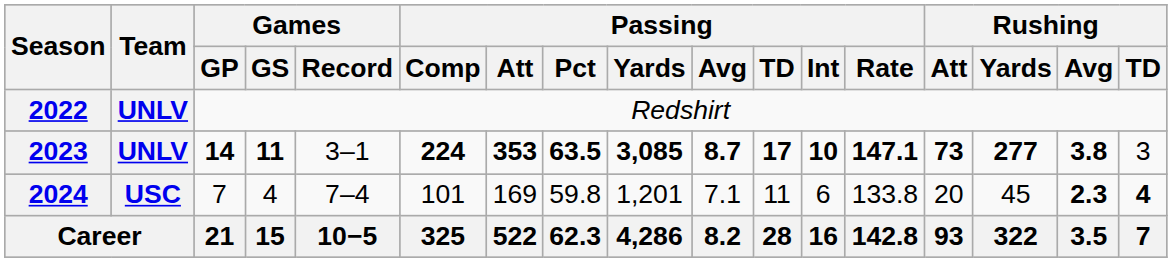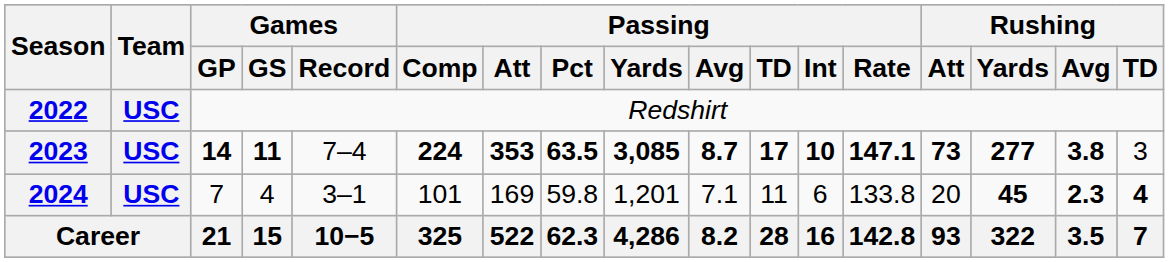(153, 109) UNLV -> (151, 109) USC
(153, 151) UNLV -> (151, 151) USC
(347, 151) 3–1 -> (344, 151) 7–4
(347, 194) 7–4 -> (344, 194) 3–1
(1016, 194) normal -> (1013, 194) bold
